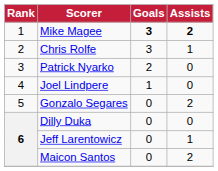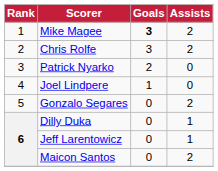(190, 31) bold -> (190, 31) normal
(190, 49) 1 -> (190, 49) 2
(190, 121) 0 -> (190, 121) 1
